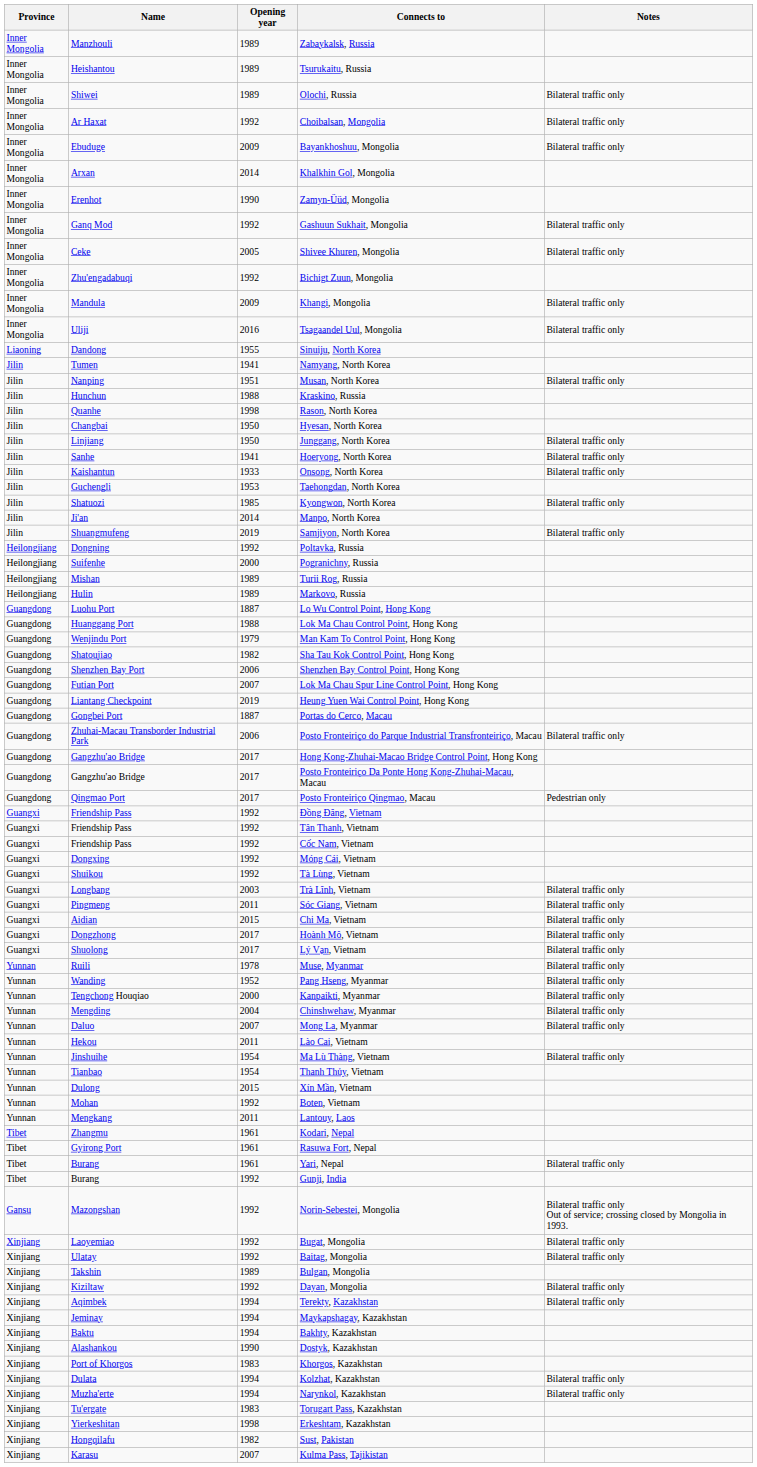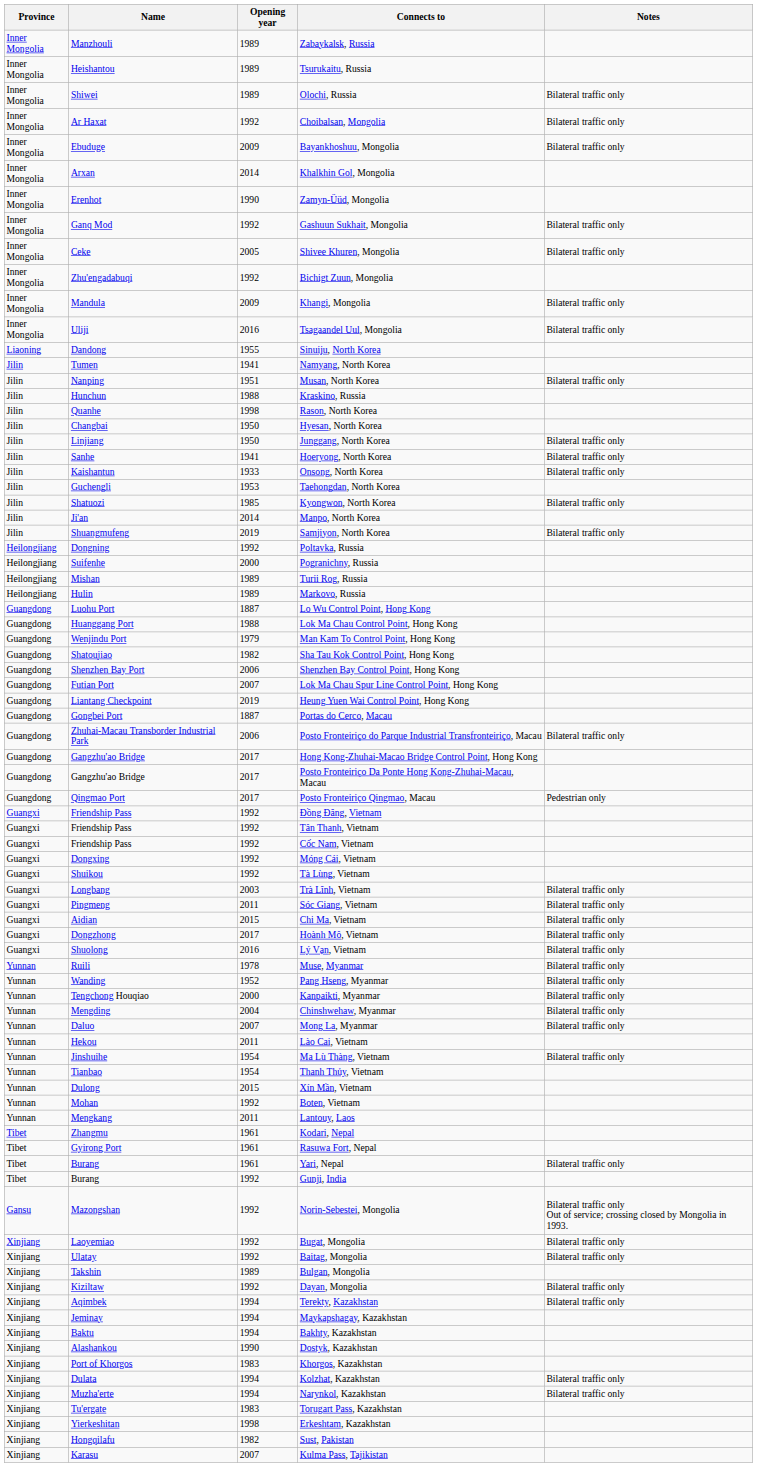(249, 950) 2017 -> (249, 950) 2016
